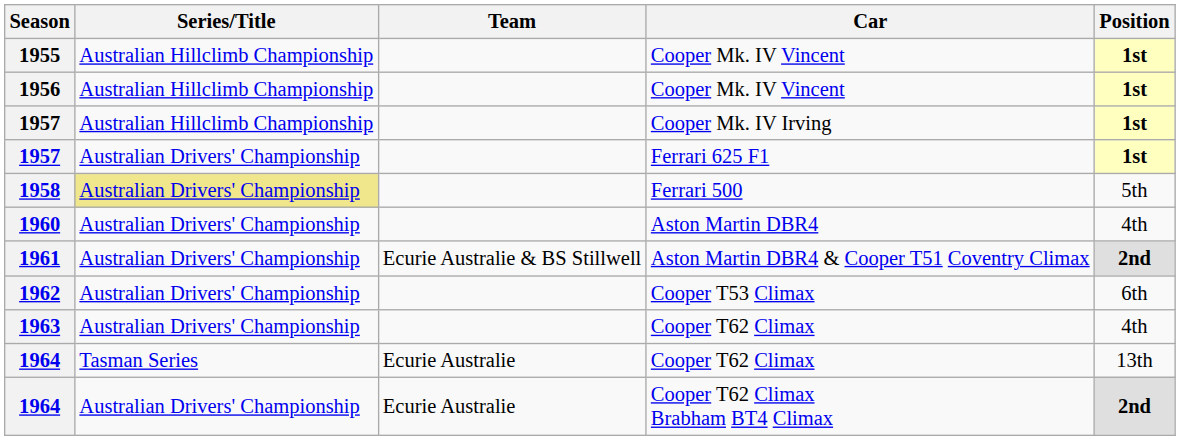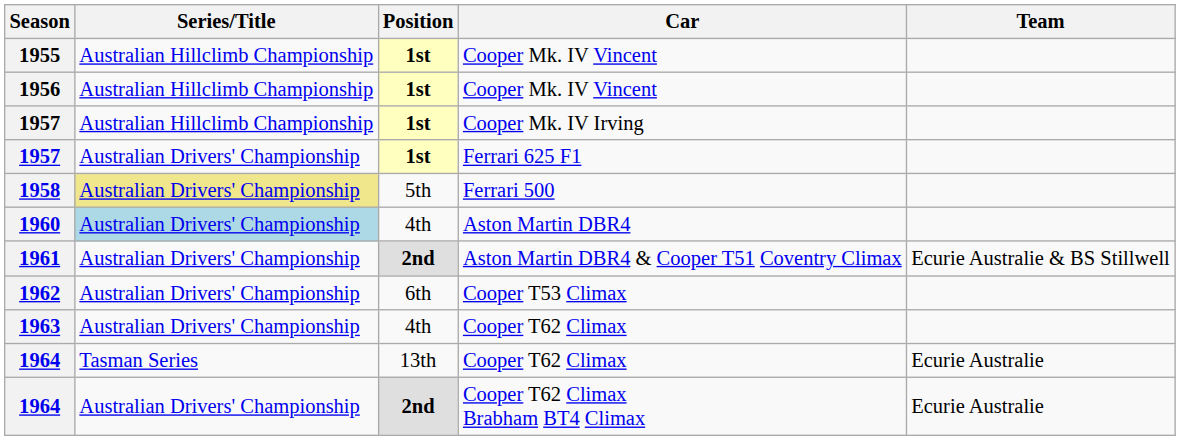columns swapped: (1134, 21) <-> (512, 21)
(220, 224) no background -> (220, 224) lightblue background
